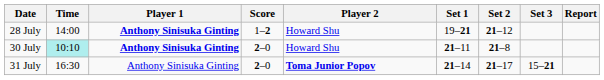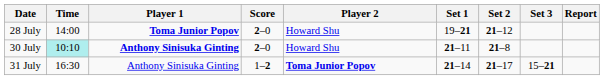(179, 31) Anthony Sinisuka Ginting -> (194, 31) Toma Junior Popov
(262, 31) 1–2 -> (262, 31) 2–0
(262, 66) 2–0 -> (262, 66) 1–2
